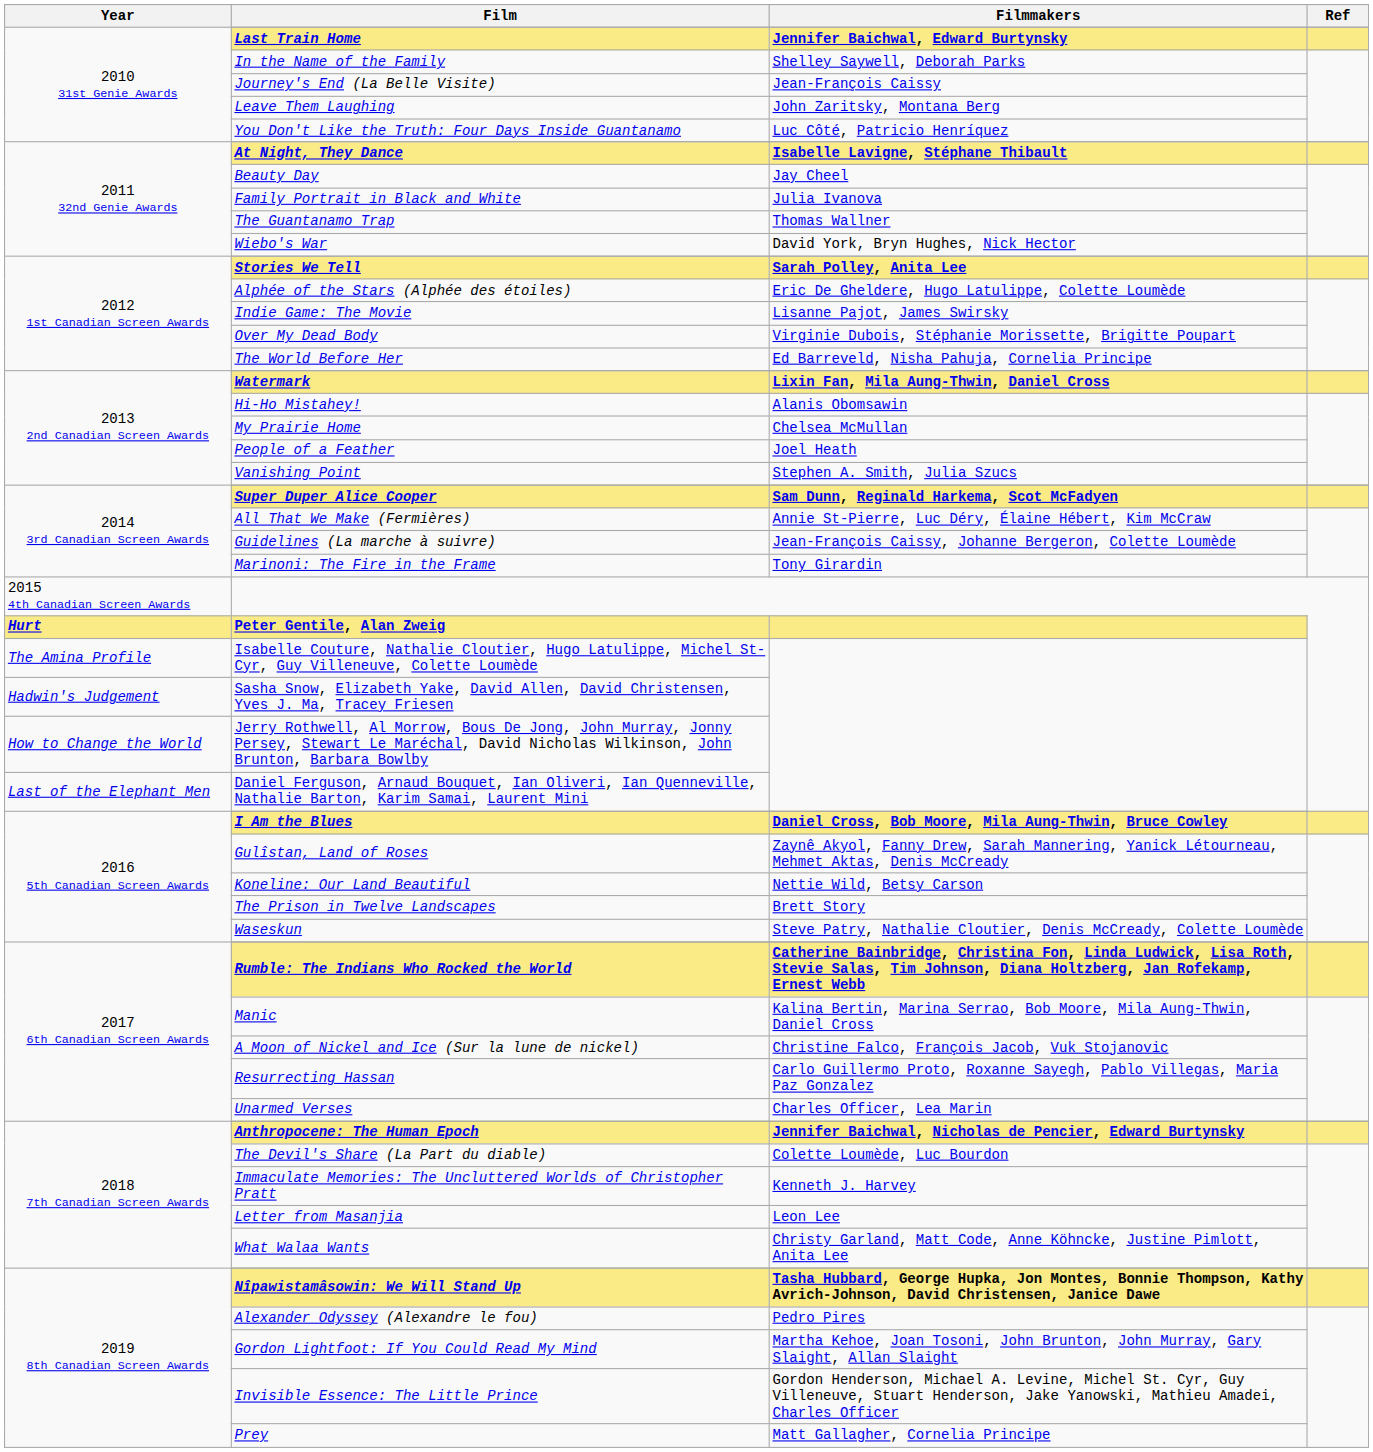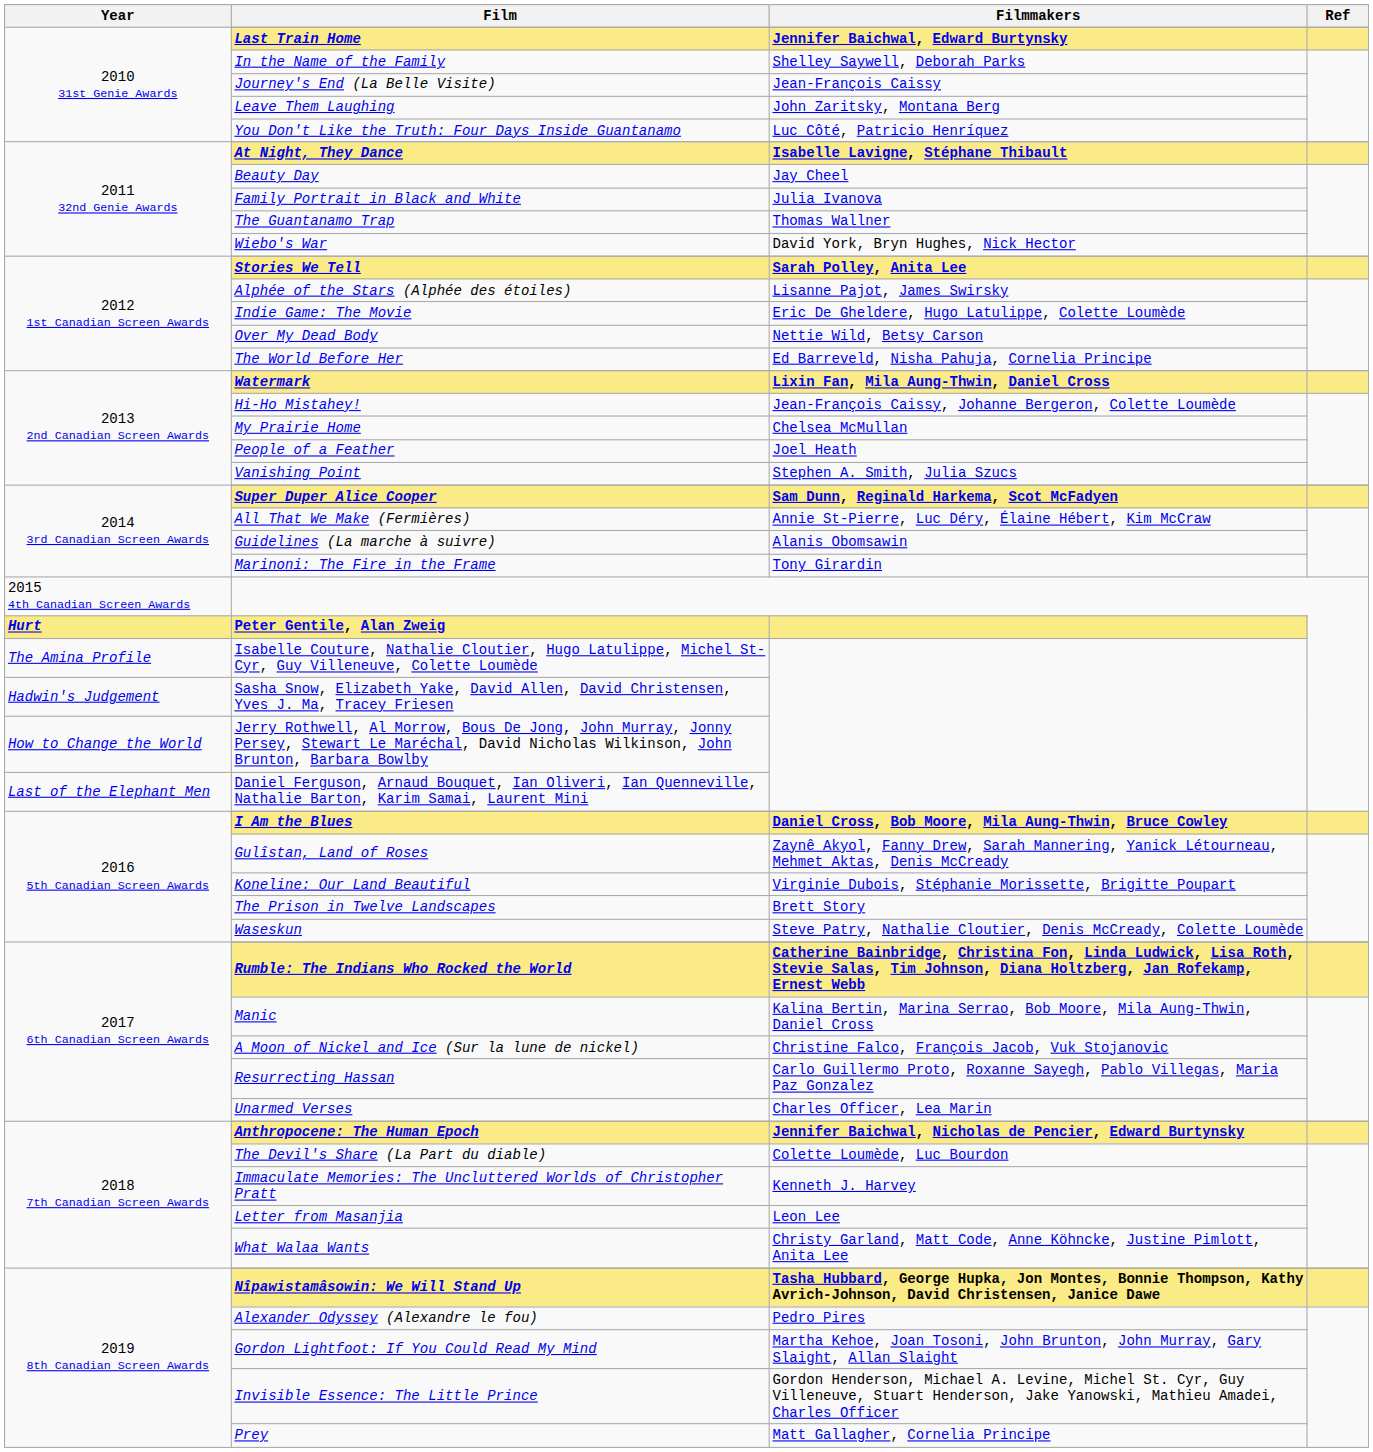(979, 291) Eric De Gheldere, Hugo Latulippe, Colette Loumède -> (890, 291) Lisanne Pajot, James Swirsky
(890, 313) Lisanne Pajot, James Swirsky -> (979, 313) Eric De Gheldere, Hugo Latulippe, Colette Loumède
(1004, 336) Virginie Dubois, Stéphanie Morissette, Brigitte Poupart -> (878, 336) Nettie Wild, Betsy Carson
(840, 405) Alanis Obomsawin -> (1004, 405) Jean-François Caissy, Johanne Bergeron, Colette Loumède
(1004, 542) Jean-François Caissy, Johanne Bergeron, Colette Loumède -> (840, 542) Alanis Obomsawin
(878, 885) Nettie Wild, Betsy Carson -> (1004, 885) Virginie Dubois, Stéphanie Morissette, Brigitte Poupart
